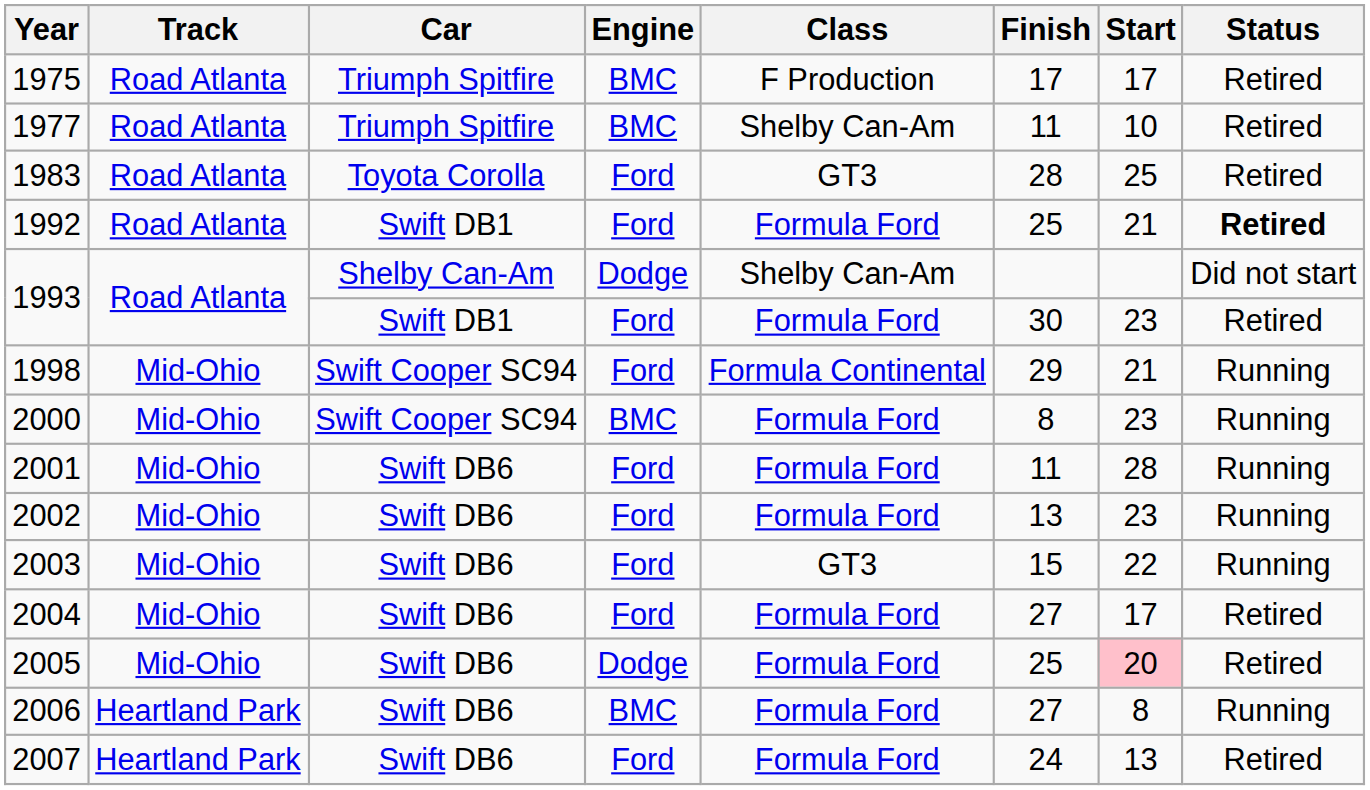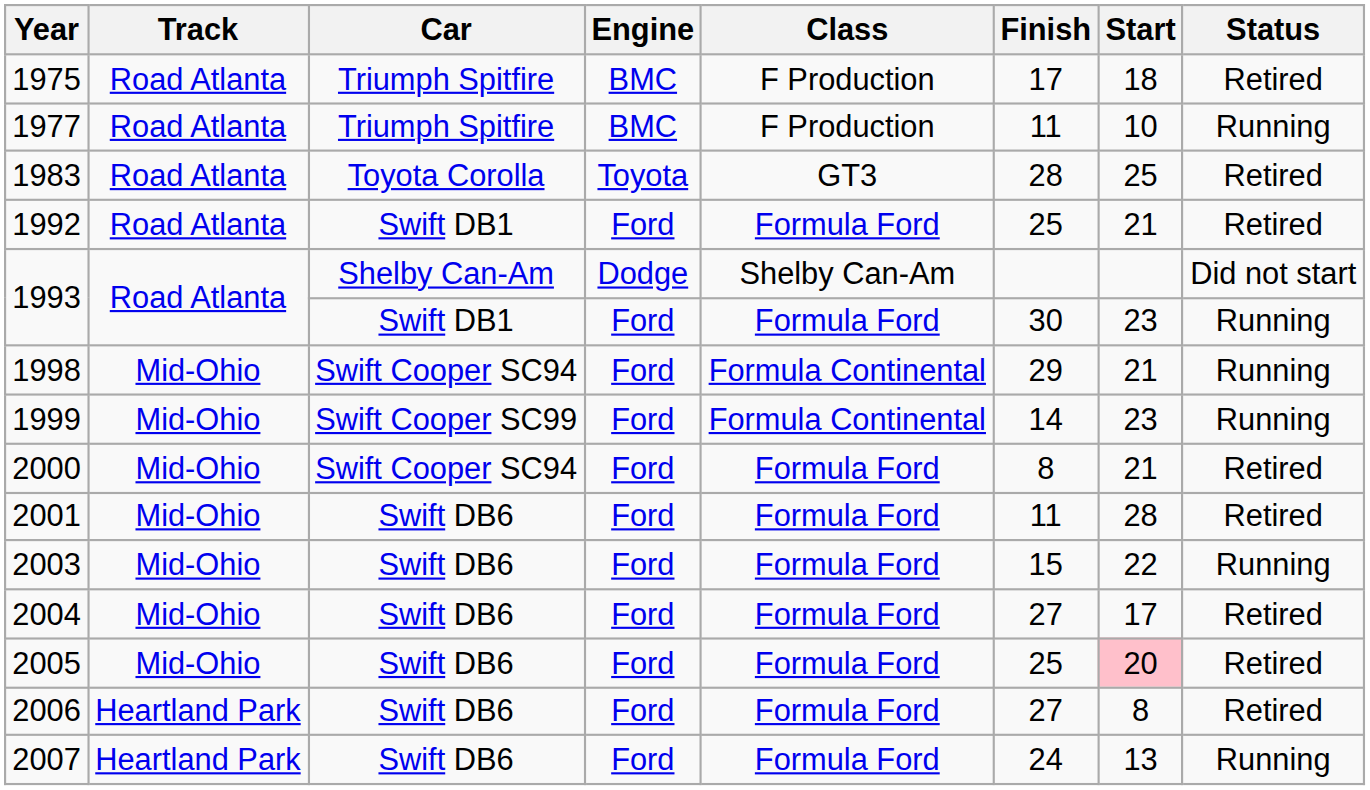(1141, 78) 17 -> (1141, 78) 18
(847, 127) Shelby Can-Am -> (847, 127) F Production
(1273, 127) Retired -> (1273, 127) Running
(643, 176) Ford -> (643, 176) Toyota
(1273, 225) bold -> (1273, 225) normal
(1273, 322) Retired -> (1273, 322) Running
+ row: (47, 419)
(643, 419) BMC -> (643, 468) Ford
(1141, 419) 23 -> (1141, 468) 21
(1273, 419) Running -> (1273, 468) Retired
(1273, 468) Running -> (1273, 517) Retired
- row: (47, 517)
(847, 565) GT3 -> (847, 565) Formula Ford
(643, 663) Dodge -> (643, 663) Ford
(643, 711) BMC -> (643, 711) Ford
(1273, 711) Running -> (1273, 711) Retired
(1273, 760) Retired -> (1273, 760) Running
